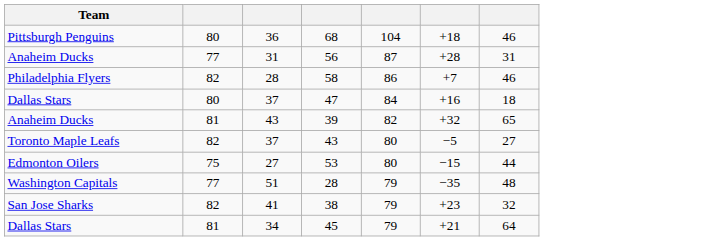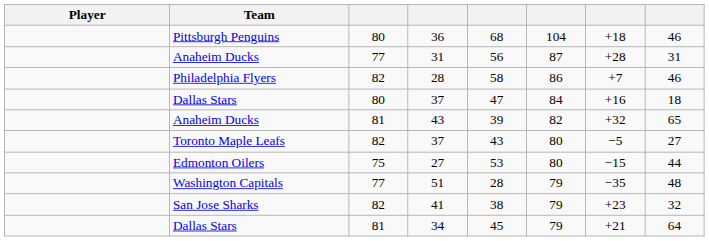+ column: (87, 15)
